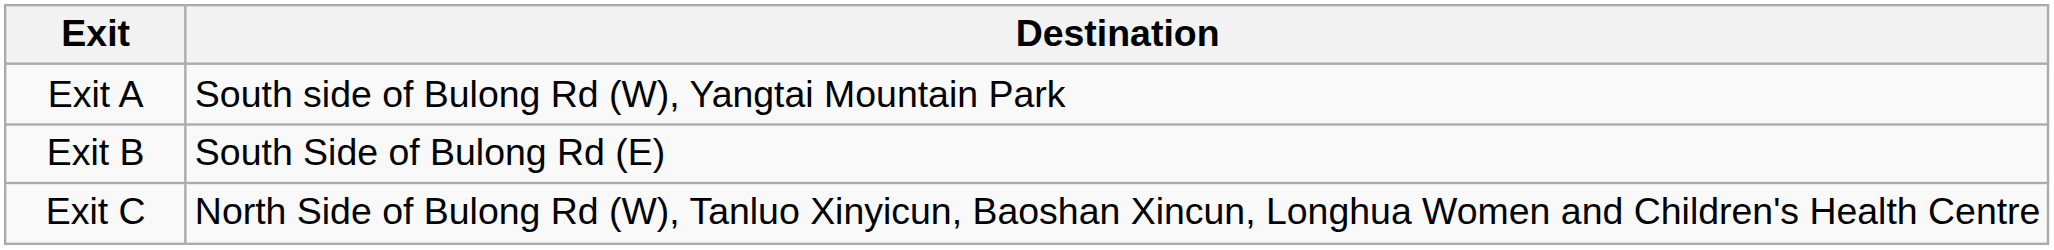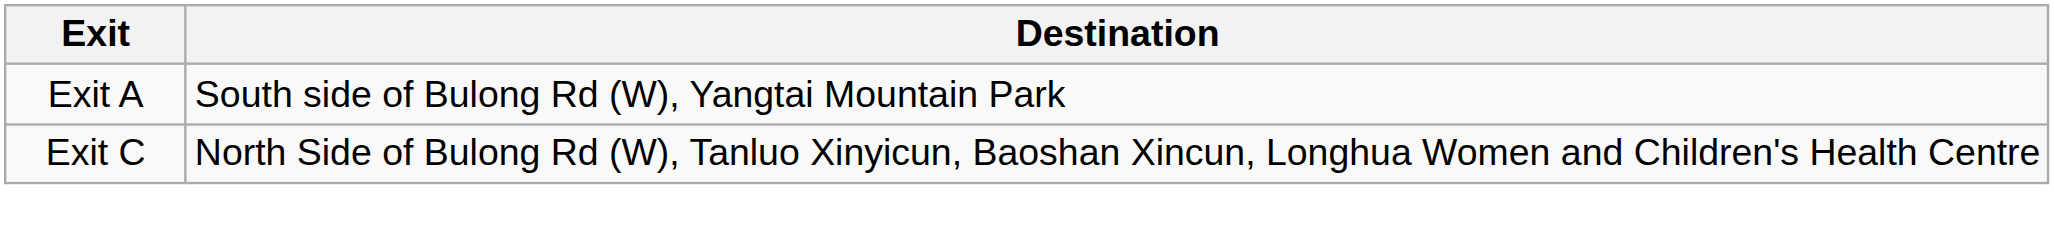- row: (96, 152)
